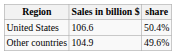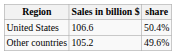(82, 43) 104.9 -> (82, 43) 105.2
